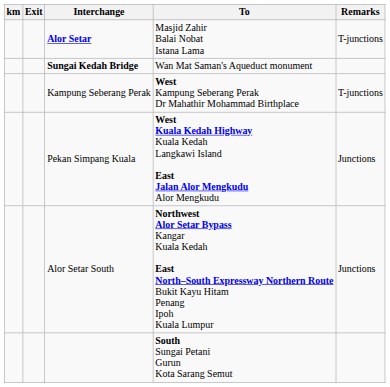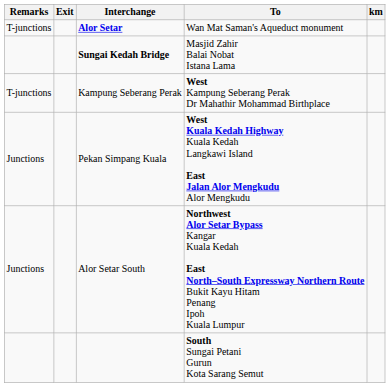columns swapped: (13, 12) <-> (360, 12)
(181, 39) Masjid Zahir Balai Nobat Istana Lama -> (265, 28) Wan Mat Saman's Aqueduct monument
(234, 66) Wan Mat Saman's Aqueduct monument -> (212, 54) Masjid Zahir Balai Nobat Istana Lama
